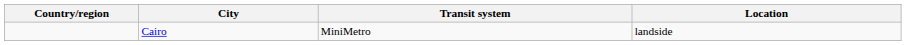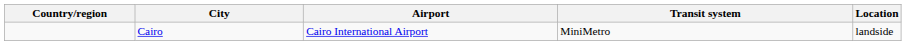+ column: (431, 13)
